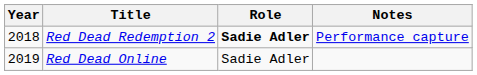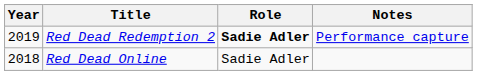(24, 37) 2018 -> (24, 37) 2019
(24, 59) 2019 -> (24, 59) 2018
